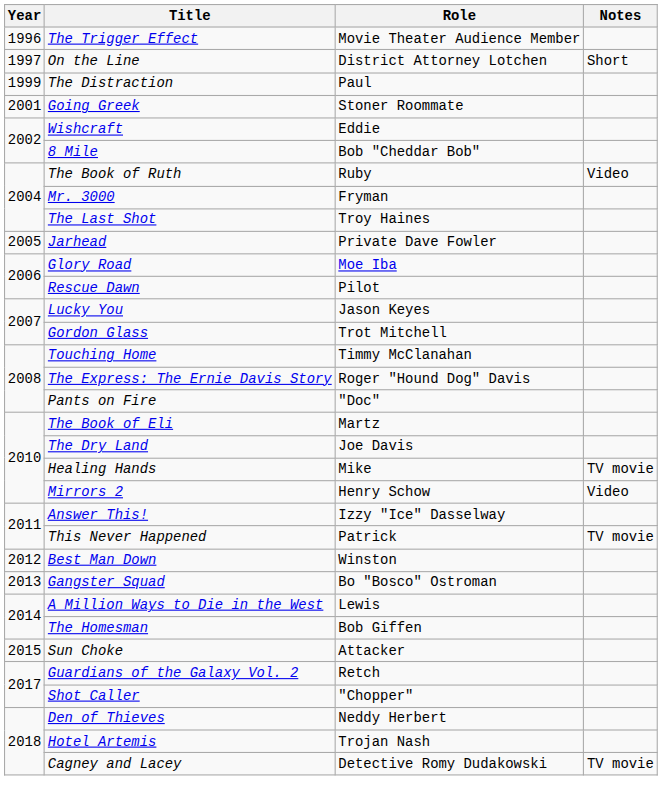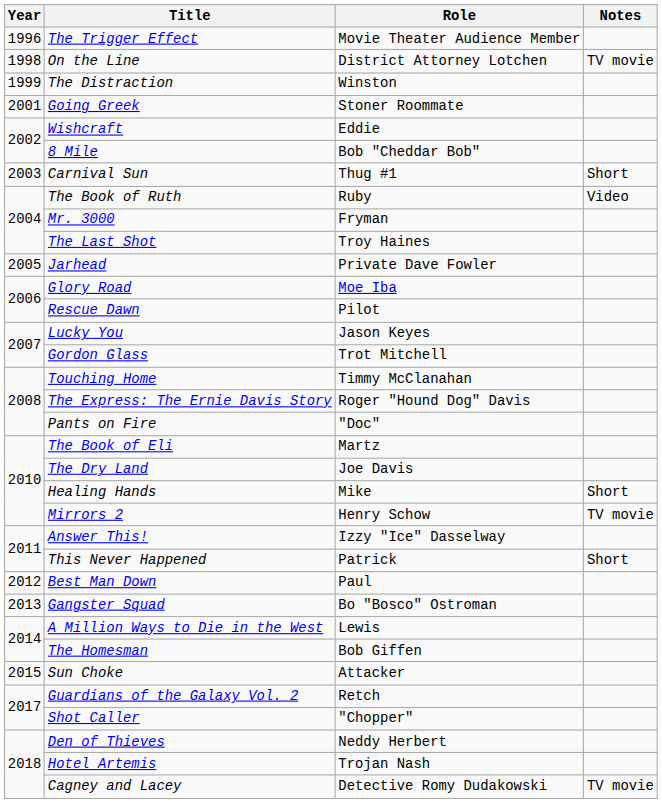(25, 61) 1997 -> (25, 61) 1998
(608, 61) Short -> (620, 61) TV movie
(355, 84) Paul -> (368, 84) Winston
+ row: (98, 175)
(620, 469) TV movie -> (608, 492) Short
(608, 492) Video -> (620, 515) TV movie
(620, 537) TV movie -> (608, 560) Short
(368, 560) Winston -> (355, 583) Paul
